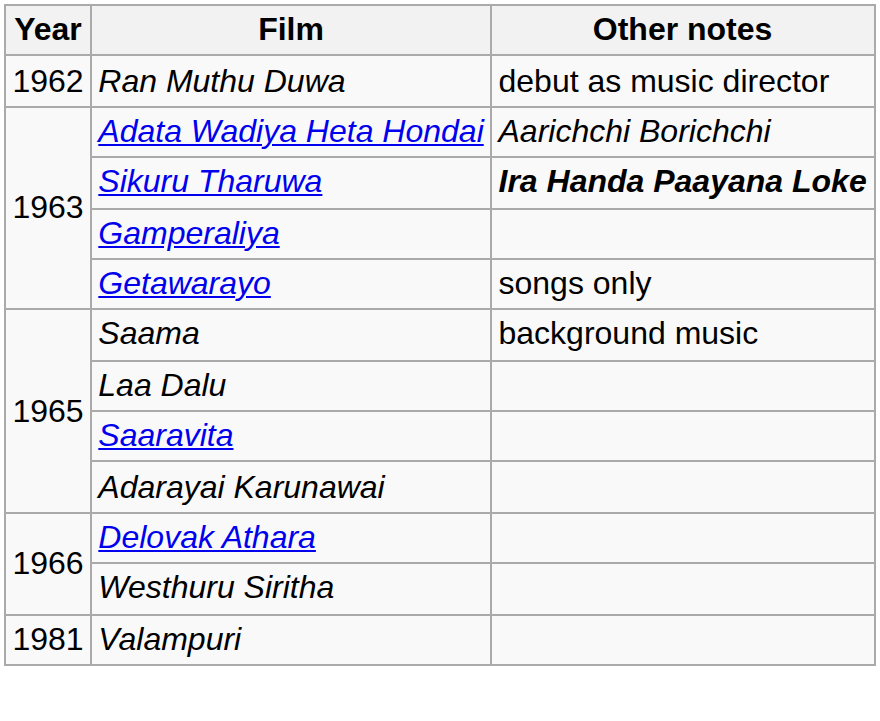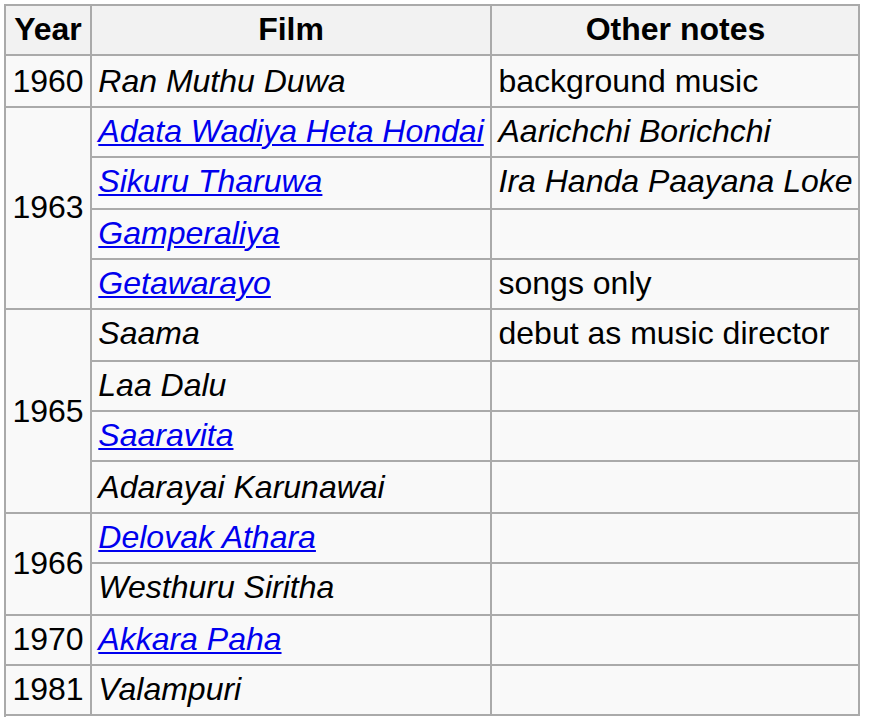(48, 80) 1962 -> (48, 80) 1960
(664, 80) debut as music director -> (628, 80) background music
(683, 182) bold -> (676, 182) normal
(628, 334) background music -> (664, 334) debut as music director
+ row: (190, 638)
